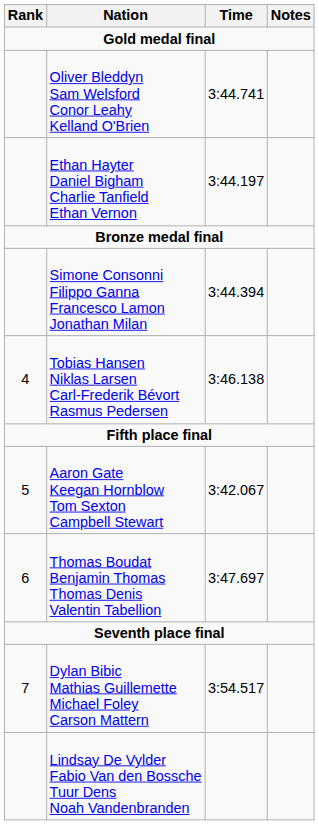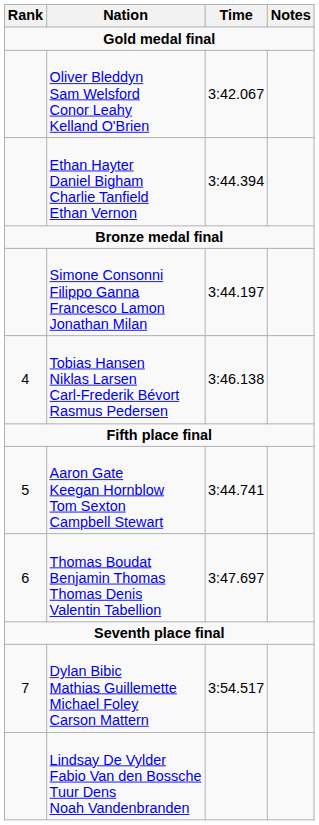(236, 93) 3:44.741 -> (236, 93) 3:42.067
(236, 181) 3:44.197 -> (236, 181) 3:44.394
(236, 292) 3:44.394 -> (236, 292) 3:44.197
(236, 490) 3:42.067 -> (236, 490) 3:44.741
